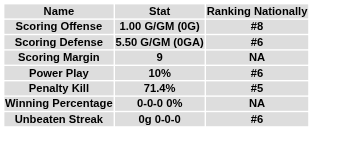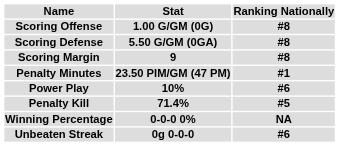(257, 42) #6 -> (284, 42) #8
(257, 57) NA -> (284, 57) #8
+ row: (59, 73)
